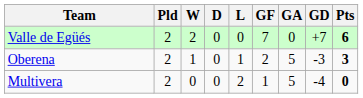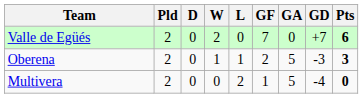columns swapped: (193, 15) <-> (217, 15)
